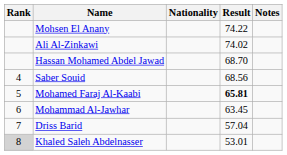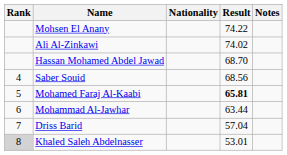(236, 110) 63.45 -> (236, 110) 63.44
